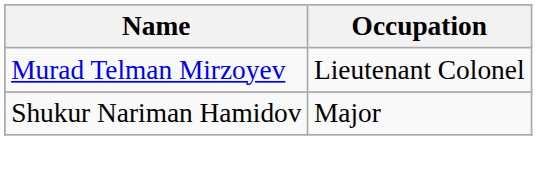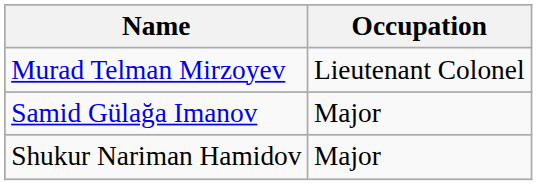+ row: (134, 112)
